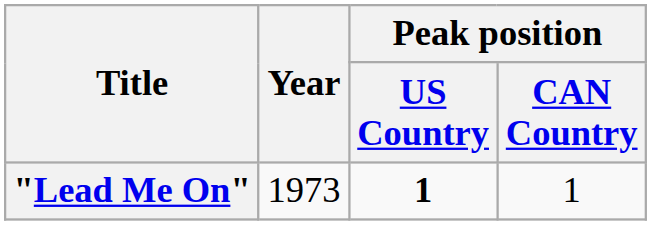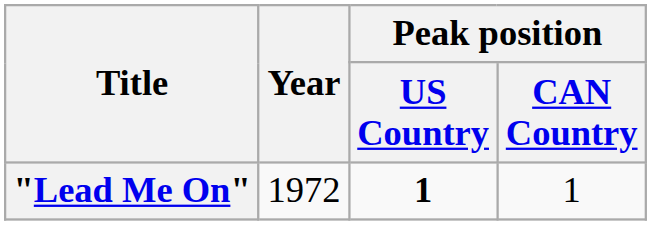(304, 190) 1973 -> (304, 190) 1972
